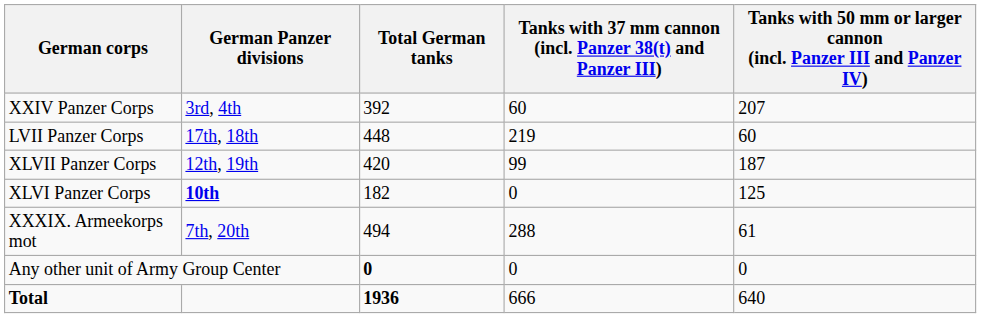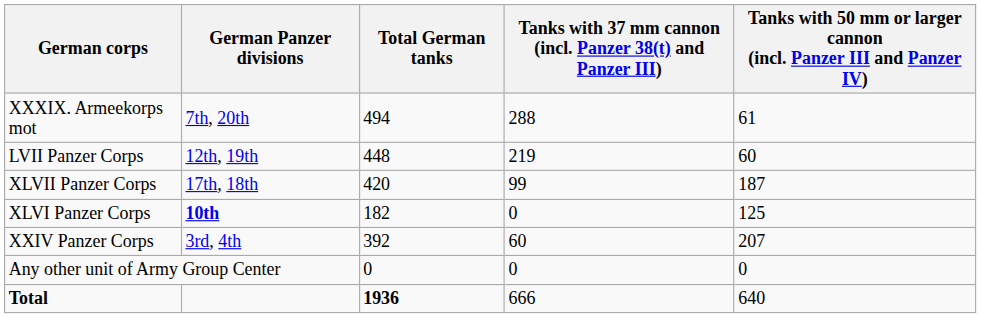rows swapped: (86, 231) <-> (81, 107)
(222, 136) 17th, 18th -> (222, 156) 12th, 19th
(222, 164) 12th, 19th -> (222, 184) 17th, 18th
(368, 269) bold -> (368, 269) normal
